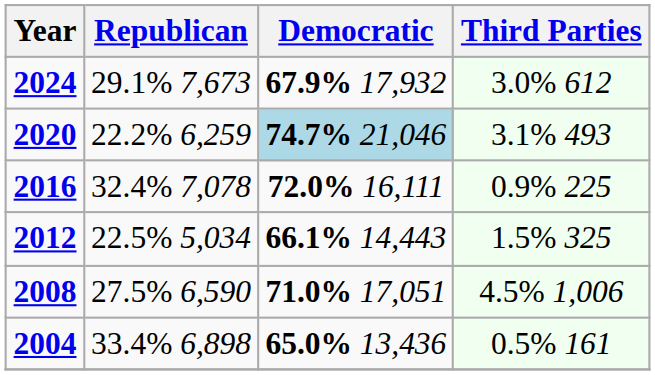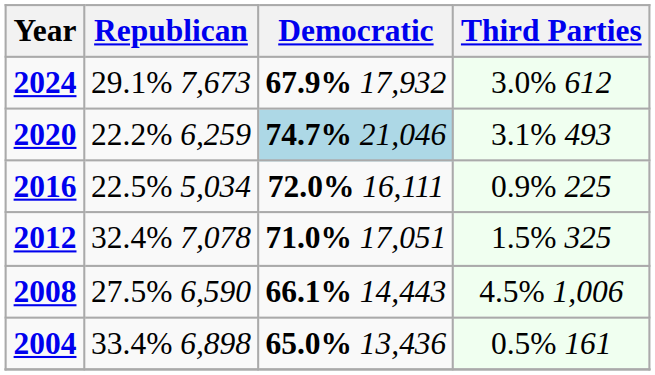(171, 186) 32.4% 7,078 -> (171, 186) 22.5% 5,034
(171, 238) 22.5% 5,034 -> (171, 238) 32.4% 7,078
(356, 238) 66.1% 14,443 -> (356, 238) 71.0% 17,051
(356, 290) 71.0% 17,051 -> (356, 290) 66.1% 14,443
